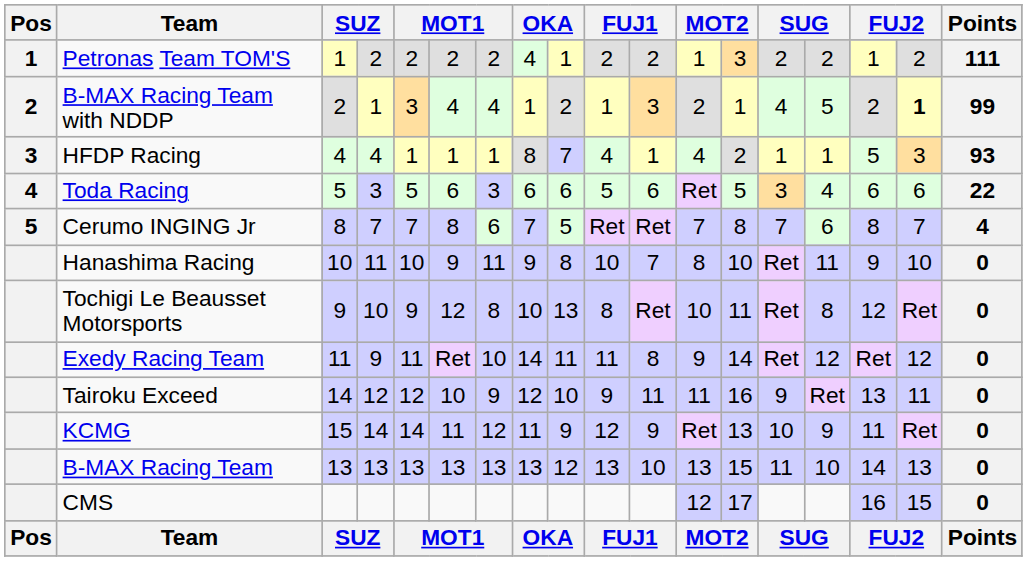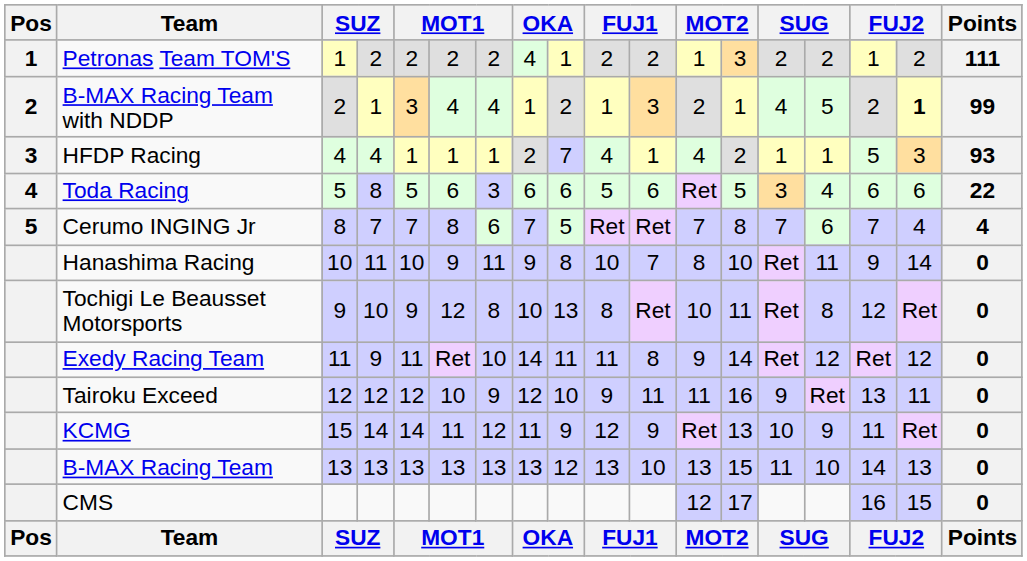(530, 155) 8 -> (530, 155) 2
(376, 191) 3 -> (376, 191) 8
(873, 226) 8 -> (873, 226) 7
(919, 226) 7 -> (919, 226) 4
(919, 262) 10 -> (919, 262) 14
(340, 395) 14 -> (340, 395) 12
